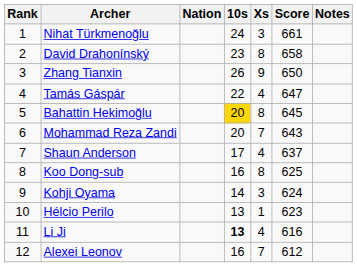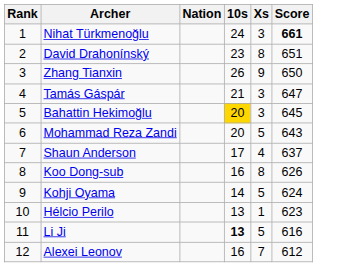- column: (332, 14)
(292, 34) normal -> (292, 34) bold
(292, 53) 658 -> (292, 53) 651
(237, 93) 22 -> (237, 93) 21
(261, 93) 4 -> (261, 93) 3
(261, 113) 8 -> (261, 113) 3
(261, 133) 7 -> (261, 133) 5
(292, 172) 625 -> (292, 172) 626
(261, 192) 3 -> (261, 192) 5
(261, 232) 4 -> (261, 232) 5
